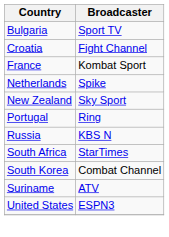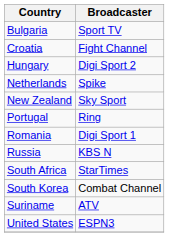- row: (24, 65)
+ row: (28, 65)
+ row: (29, 135)
